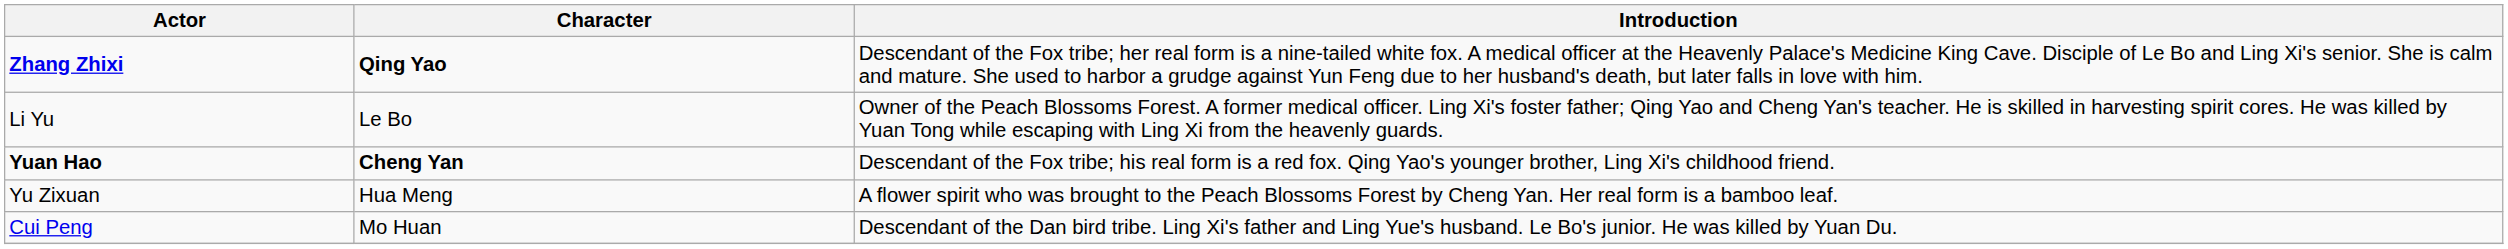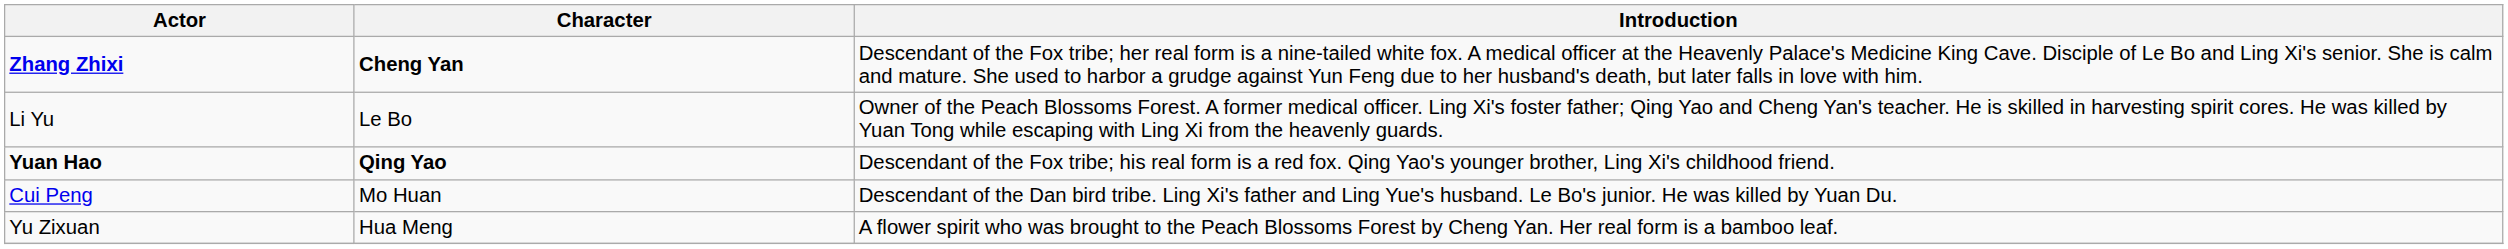(403, 64) Qing Yao -> (411, 64) Cheng Yan
(411, 163) Cheng Yan -> (403, 163) Qing Yao
rows swapped: (55, 195) <-> (51, 227)
